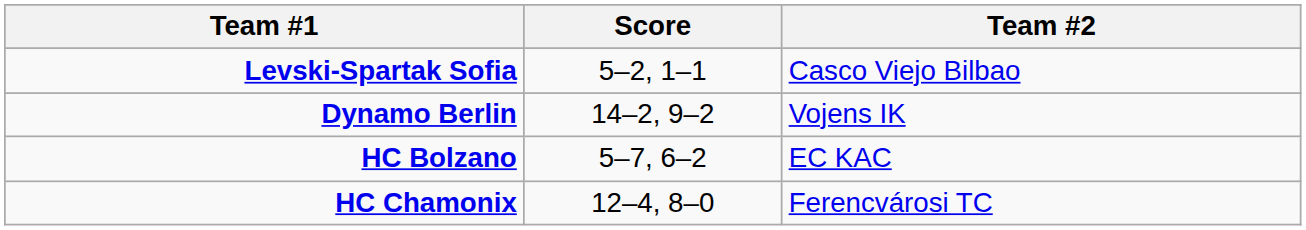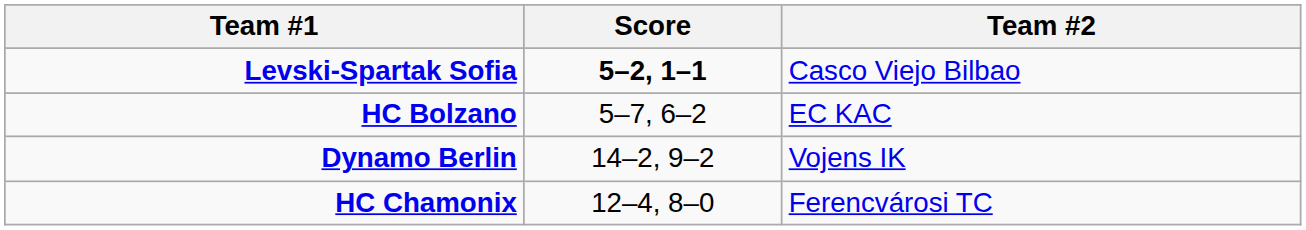(653, 70) normal -> (653, 70) bold
rows swapped: (419, 114) <-> (439, 158)
